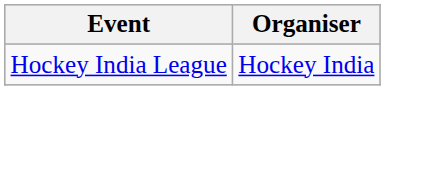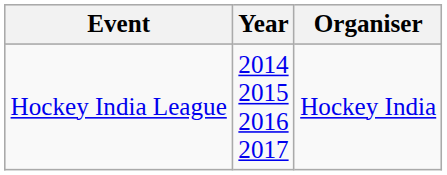+ column: (263, 24)
